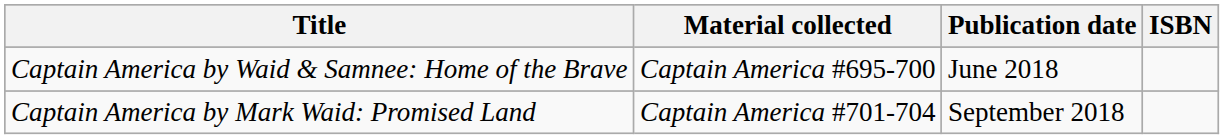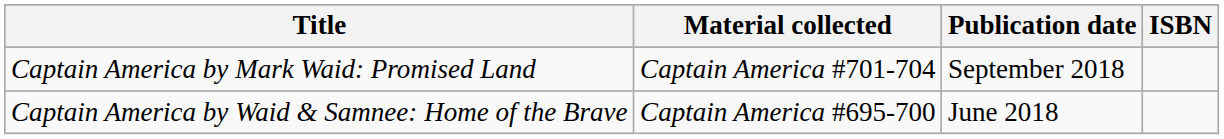rows swapped: (319, 68) <-> (273, 111)
